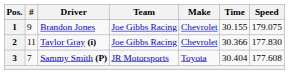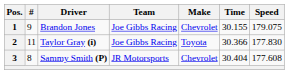(199, 42) Chevrolet -> (194, 42) Toyota
(29, 58) 7 -> (29, 58) 8
(194, 58) Toyota -> (199, 58) Chevrolet
